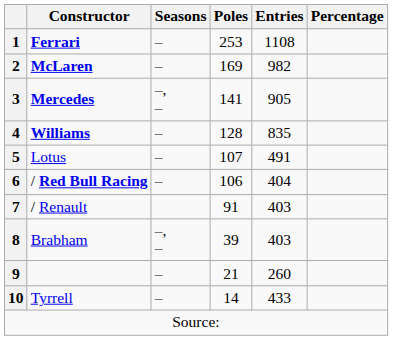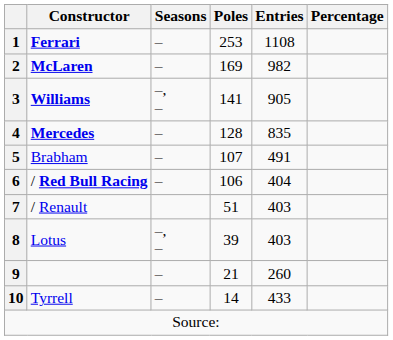(62, 99) Mercedes -> (60, 99) Williams
(60, 132) Williams -> (62, 132) Mercedes
(48, 157) Lotus -> (59, 157) Brabham
(231, 206) 91 -> (231, 206) 51
(59, 239) Brabham -> (48, 239) Lotus
